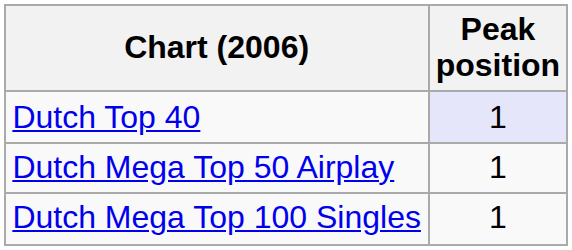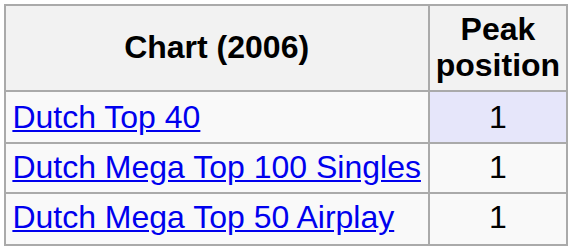rows swapped: (217, 218) <-> (203, 167)
